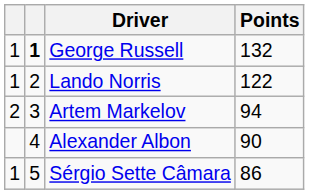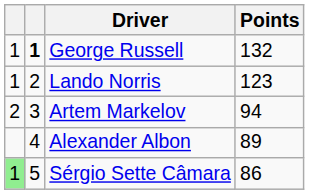(256, 81) 122 -> (256, 81) 123
(251, 142) 90 -> (251, 142) 89
(15, 173) no background -> (15, 173) lightgreen background
